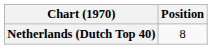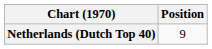(183, 34) 8 -> (183, 34) 9
